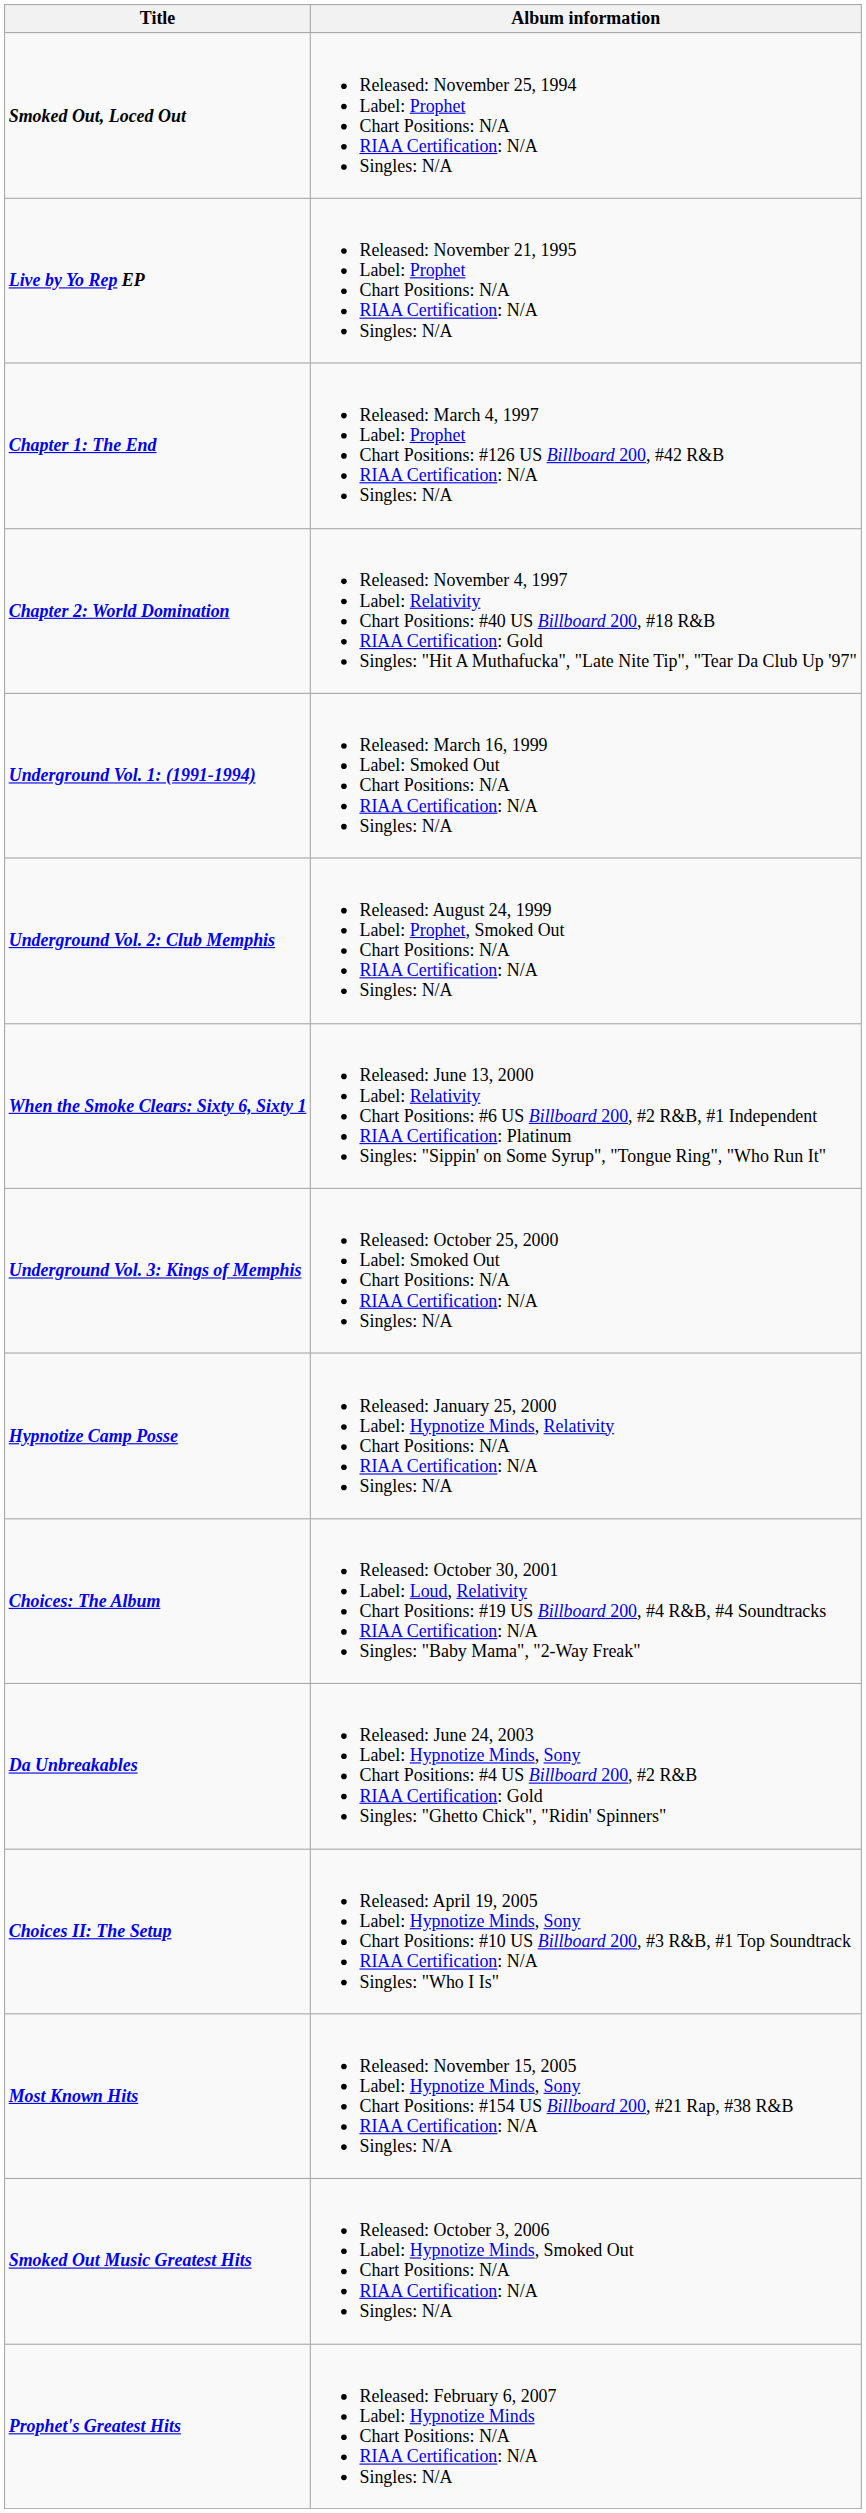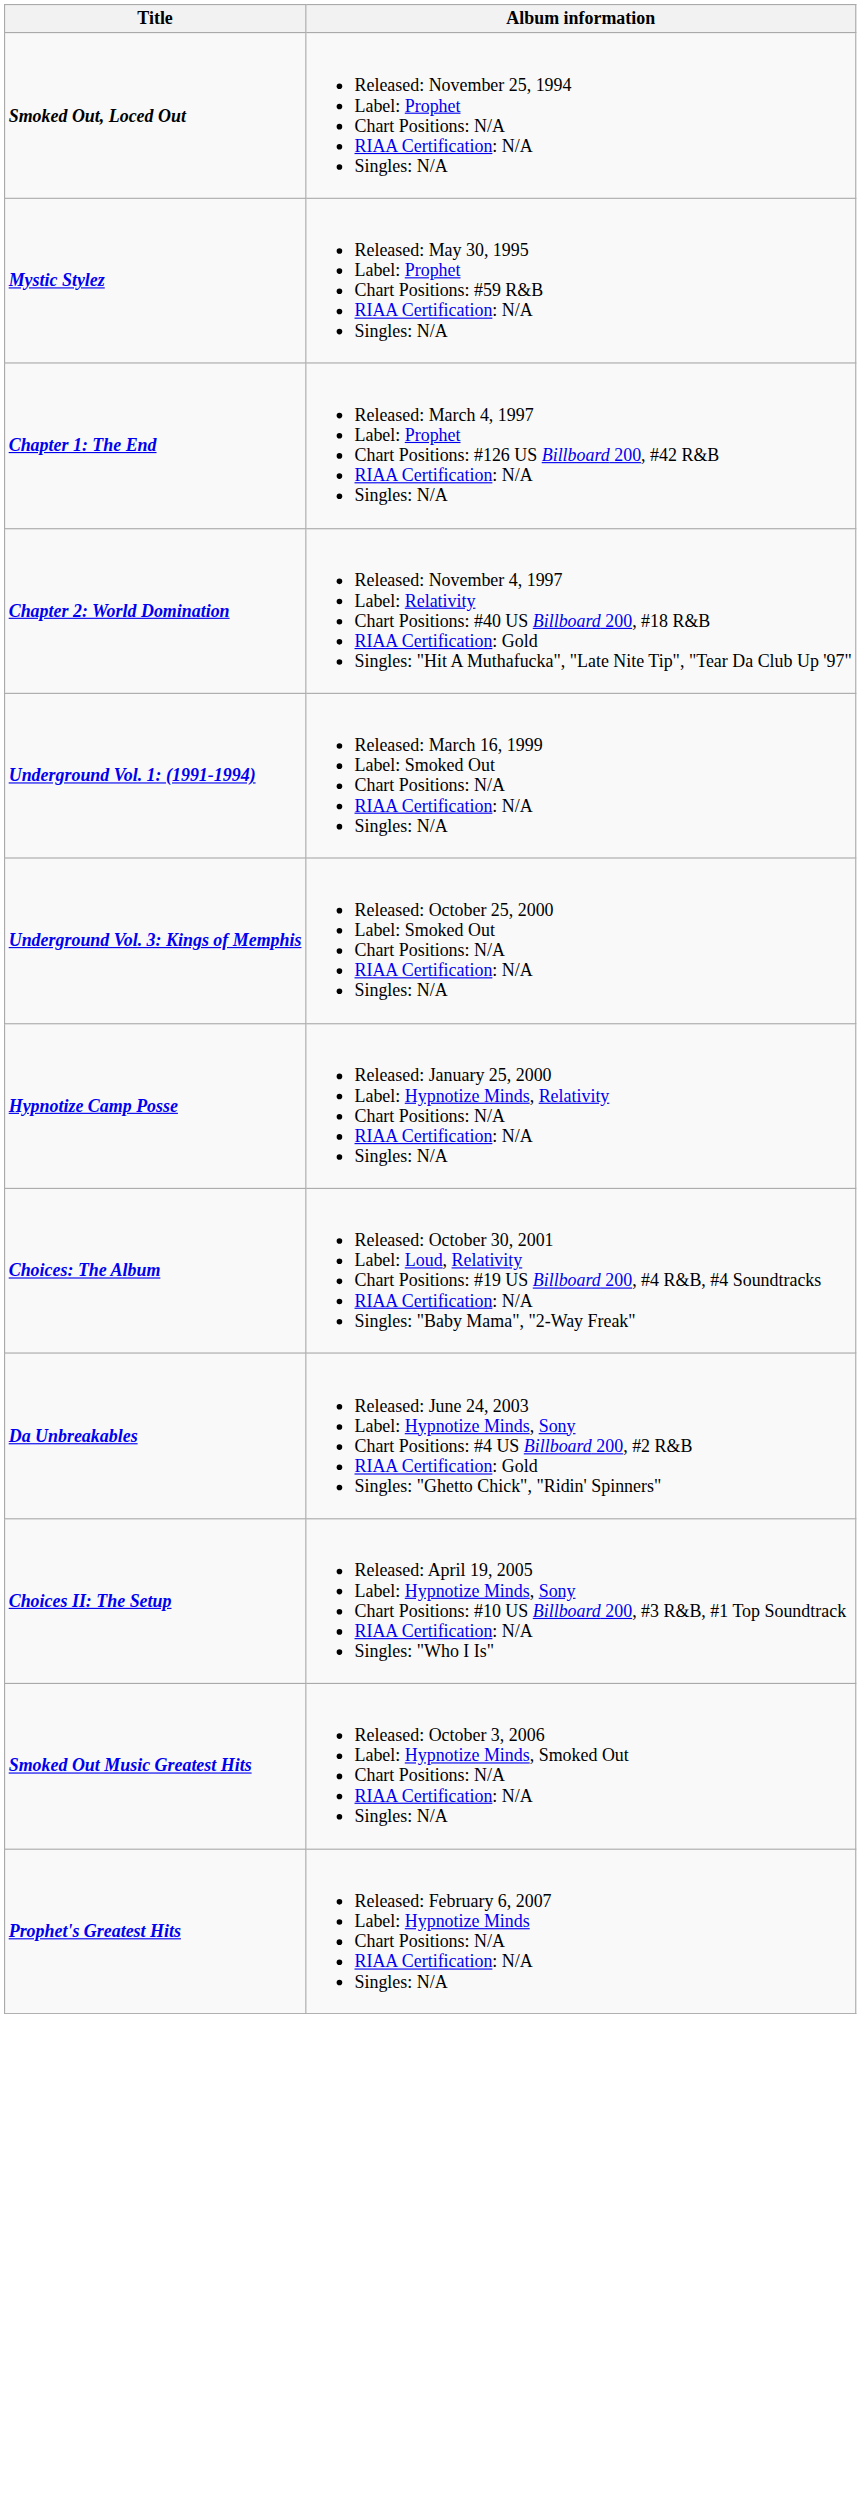+ row: (57, 280)
- row: (77, 280)
- row: (142, 940)
- row: (158, 1105)
- row: (73, 2096)
